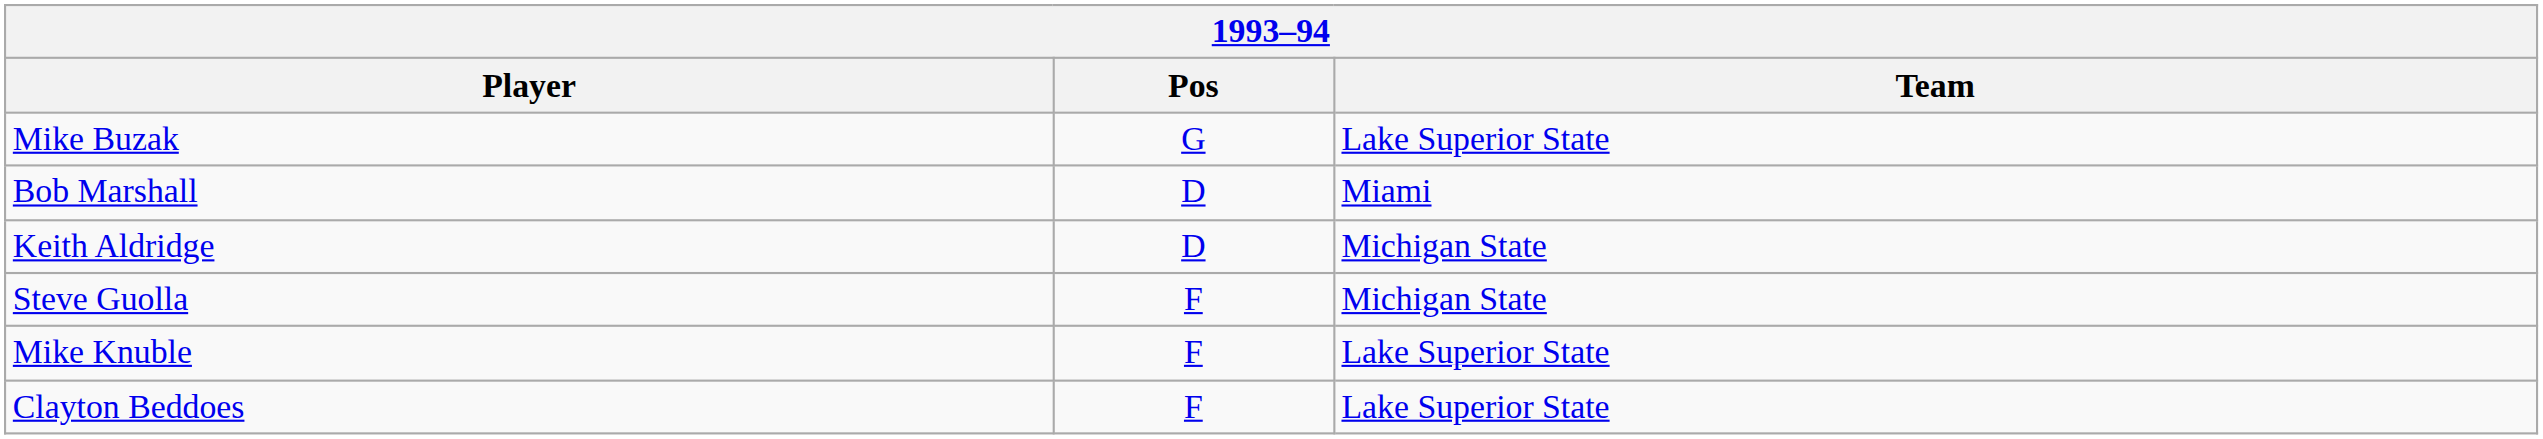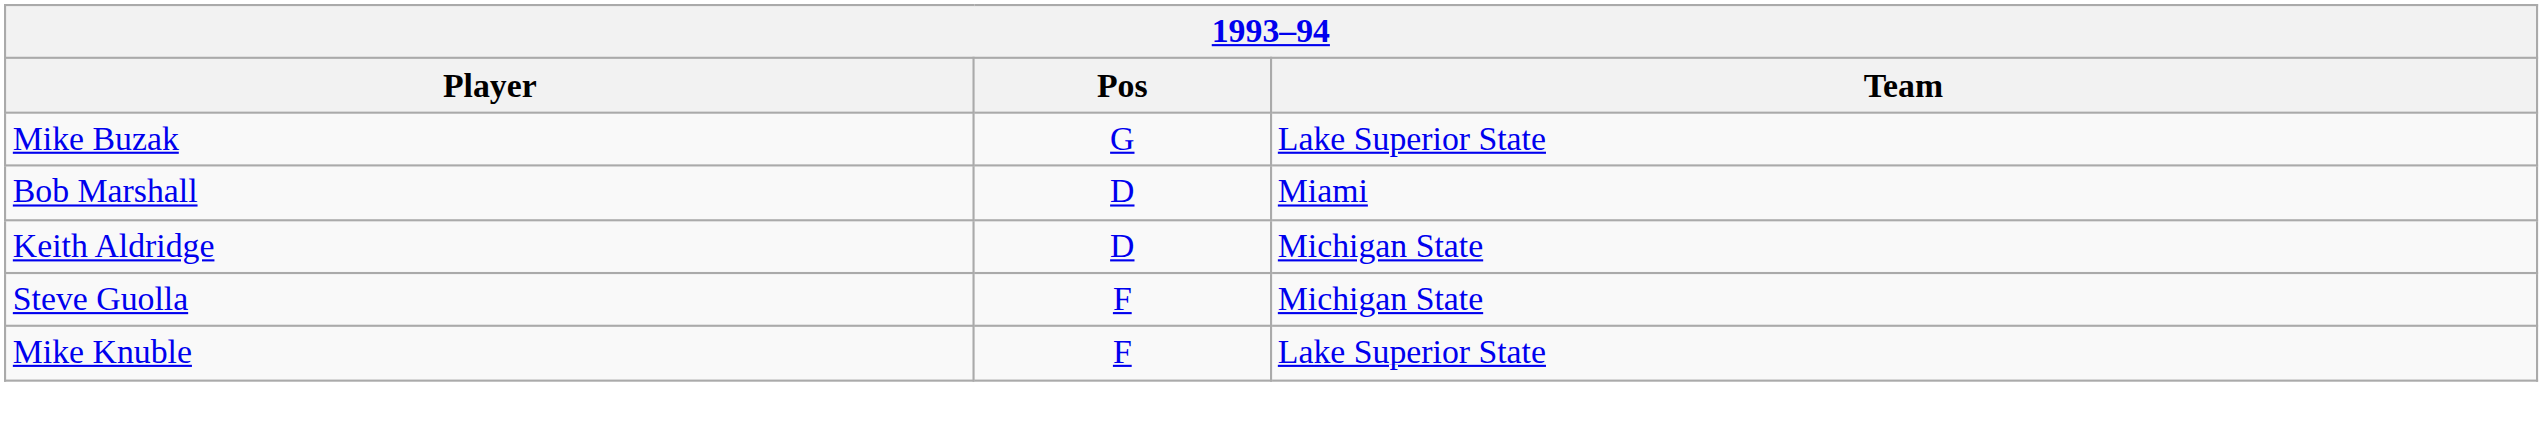- row: (129, 406)
